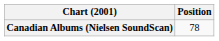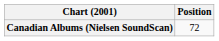(194, 28) 78 -> (194, 28) 72
